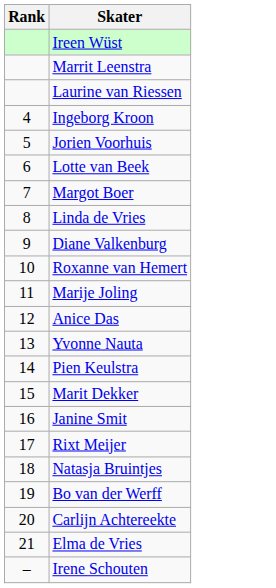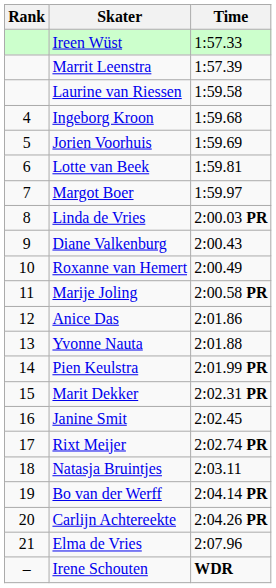+ column: (231, 17)
